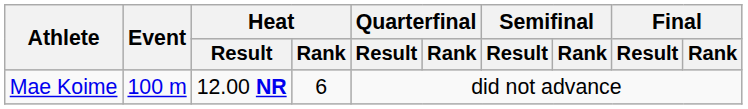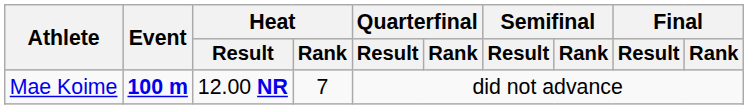(157, 87) normal -> (158, 87) bold
(321, 87) 6 -> (322, 87) 7
